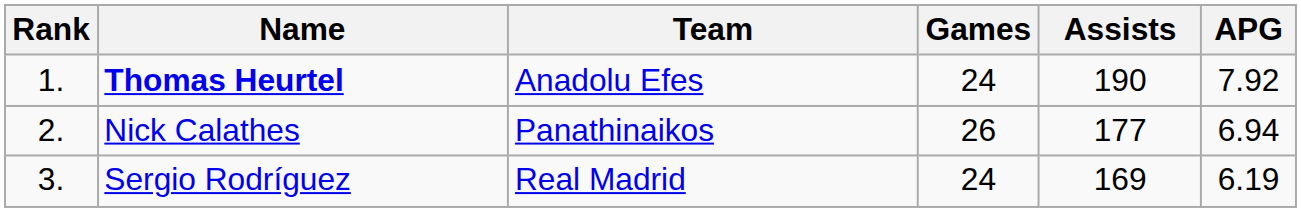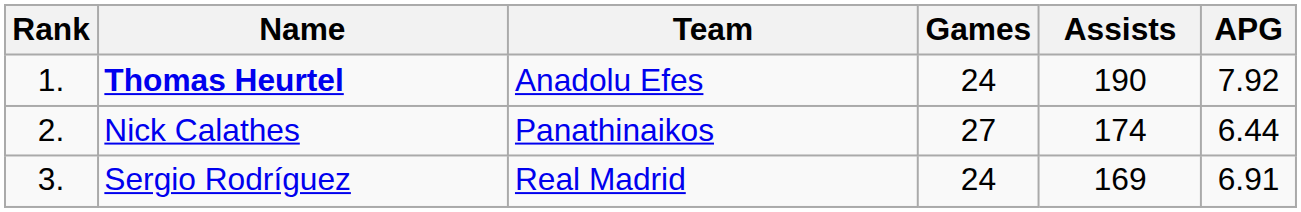(978, 130) 26 -> (978, 130) 27
(1120, 130) 177 -> (1120, 130) 174
(1249, 130) 6.94 -> (1249, 130) 6.44
(1249, 180) 6.19 -> (1249, 180) 6.91
